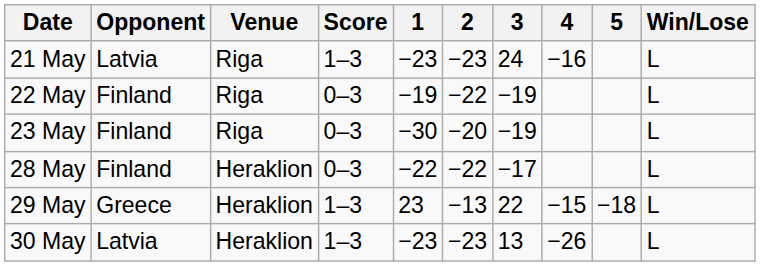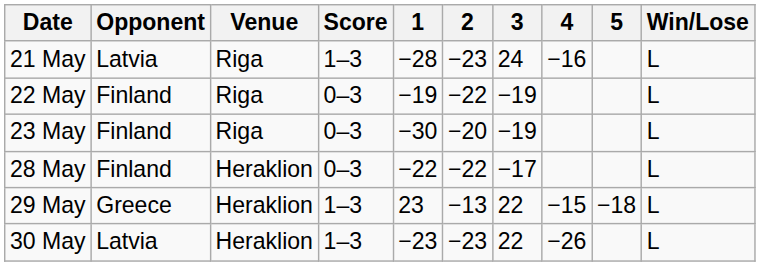(418, 59) −23 -> (418, 59) −28
(510, 242) 13 -> (510, 242) 22
